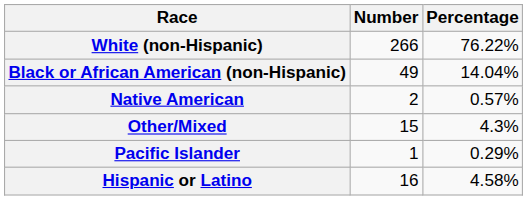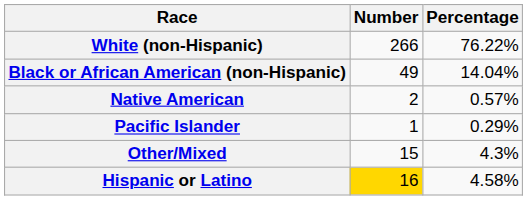rows swapped: (177, 153) <-> (177, 126)
(409, 180) no background -> (409, 180) gold background
